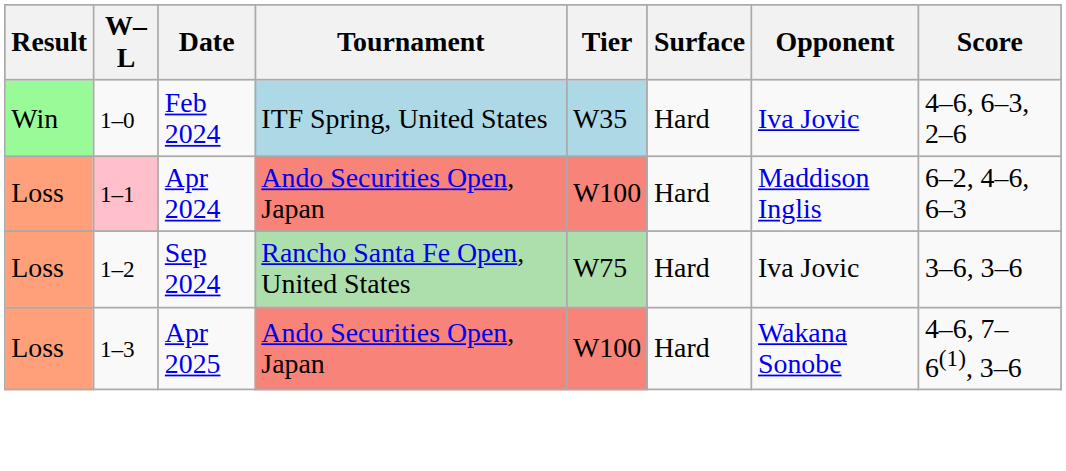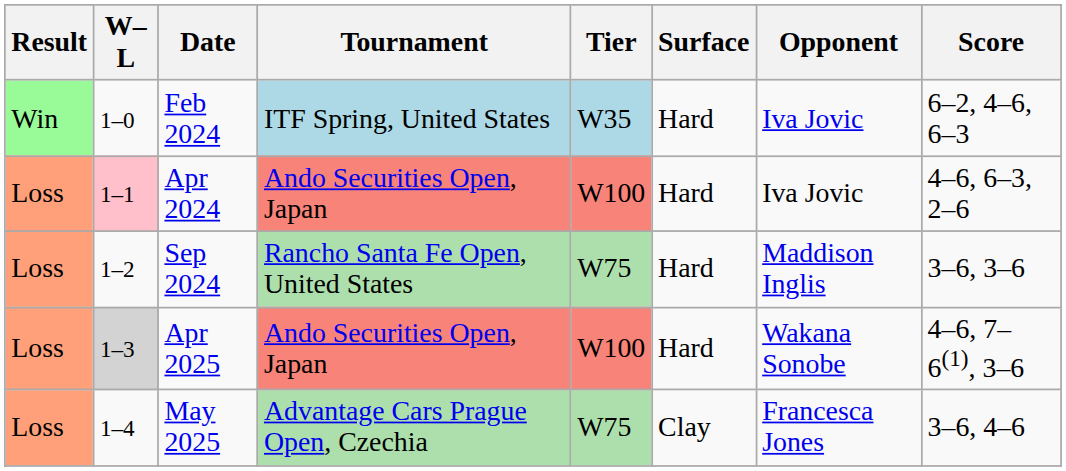(977, 117) 4–6, 6–3, 2–6 -> (980, 117) 6–2, 4–6, 6–3
(814, 193) Maddison Inglis -> (813, 193) Iva Jovic
(977, 193) 6–2, 4–6, 6–3 -> (980, 193) 4–6, 6–3, 2–6
(809, 268) Iva Jovic -> (818, 268) Maddison Inglis
(117, 349) no background -> (117, 349) lightgrey background
+ row: (192, 427)
